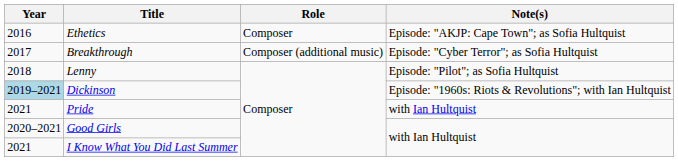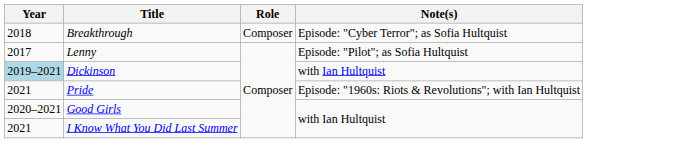- row: (86, 33)
(19, 52) 2017 -> (19, 33) 2018
(313, 52) Composer (additional music) -> (268, 33) Composer
(19, 71) 2018 -> (19, 52) 2017
(530, 90) Episode: "1960s: Riots & Revolutions"; with Ian Hultquist -> (342, 71) with Ian Hultquist
(432, 109) with Ian Hultquist -> (439, 90) Episode: "1960s: Riots & Revolutions"; with Ian Hultquist
